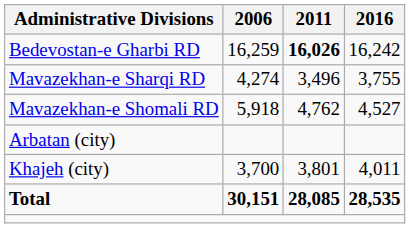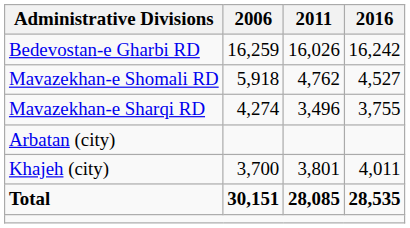(314, 49) bold -> (314, 49) normal
rows swapped: (107, 79) <-> (114, 109)
